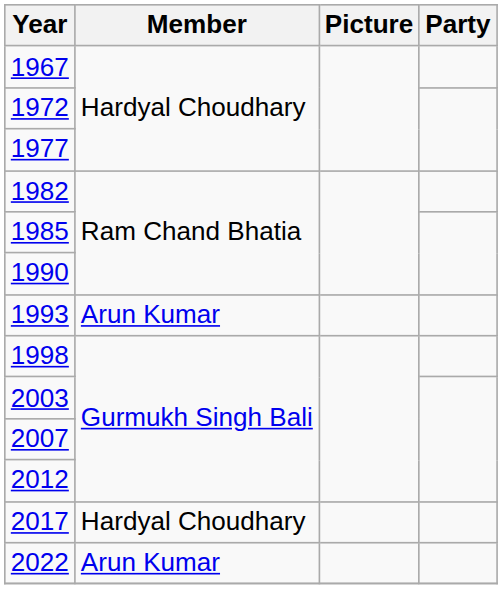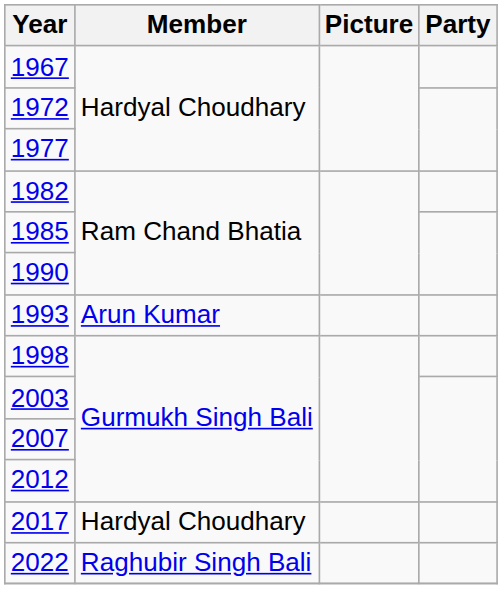(150, 562) Arun Kumar -> (196, 562) Raghubir Singh Bali
